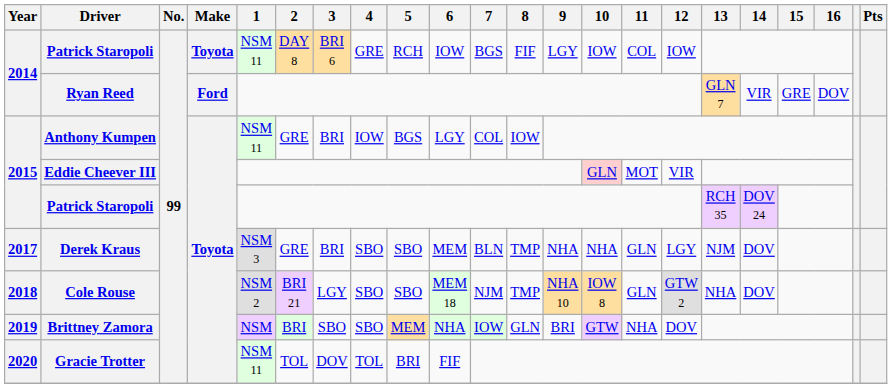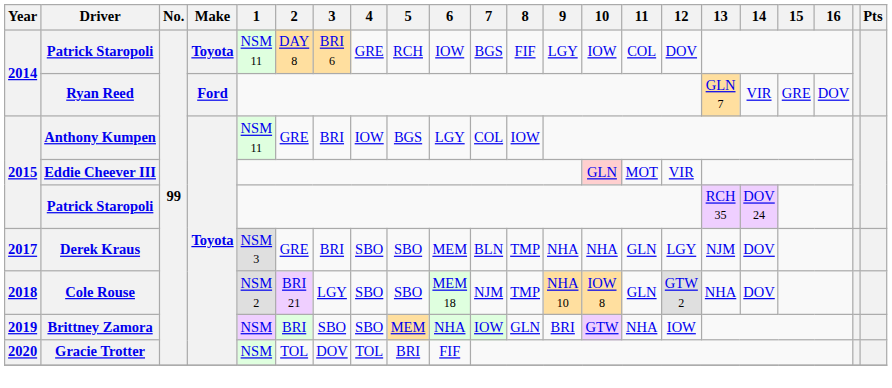(681, 51) IOW -> (681, 51) DOV
(681, 327) DOV -> (681, 327) IOW
(256, 360) NSM 11 -> (256, 352) NSM
